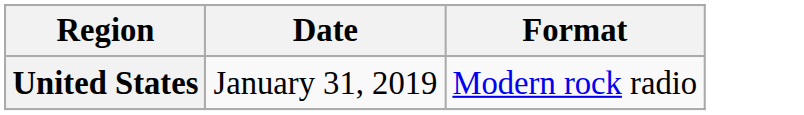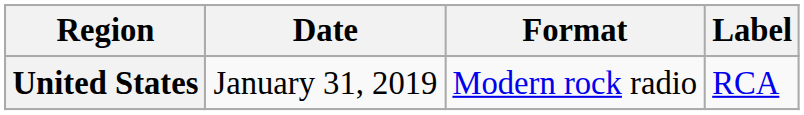+ column: (752, 30)
